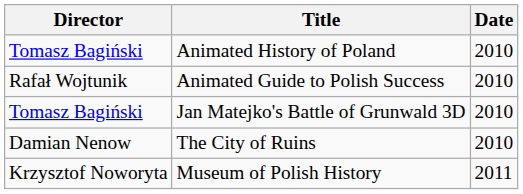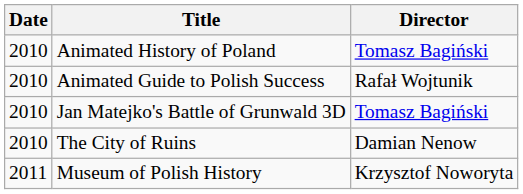columns swapped: (494, 19) <-> (88, 19)
